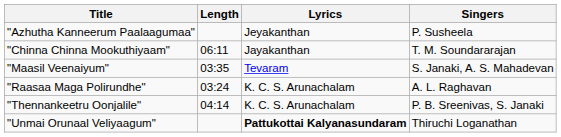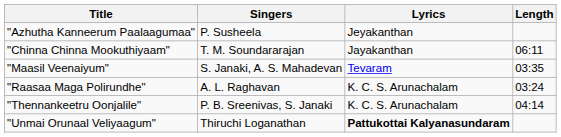columns swapped: (483, 14) <-> (220, 14)
